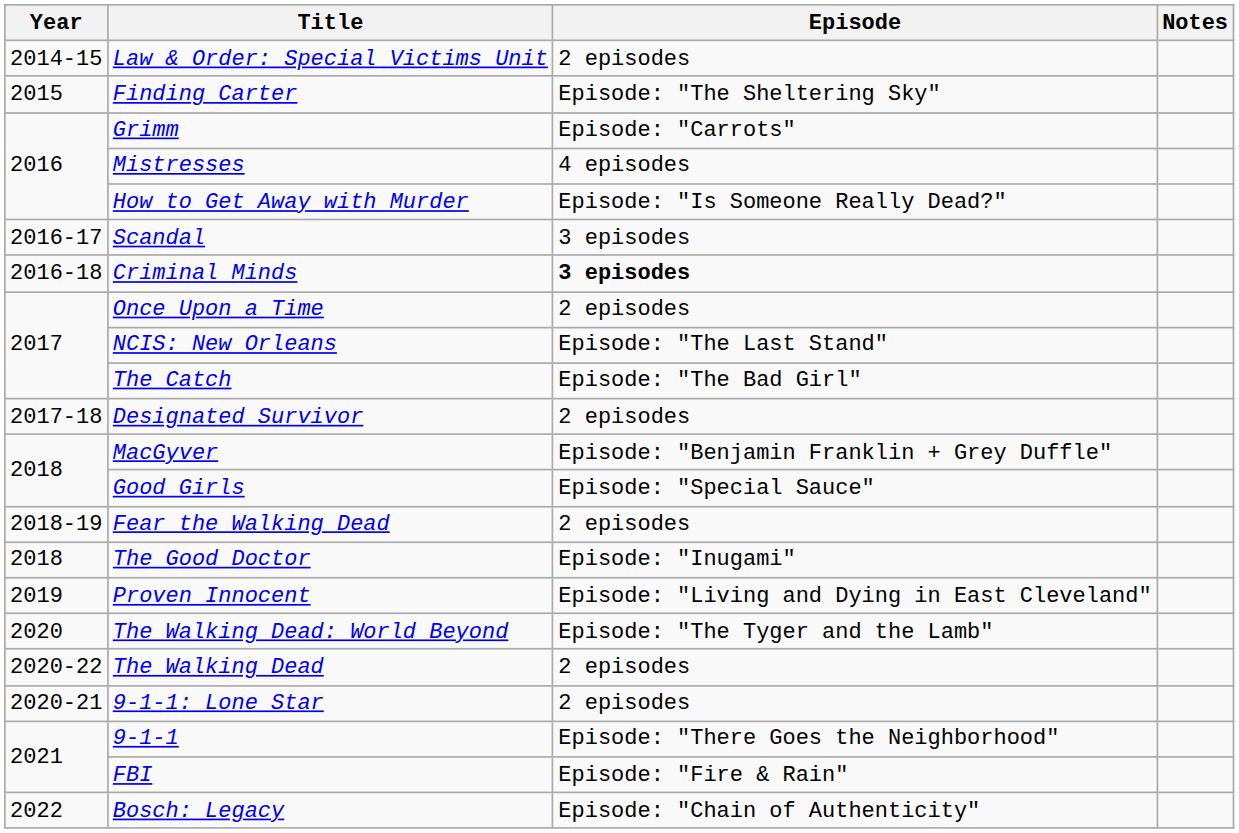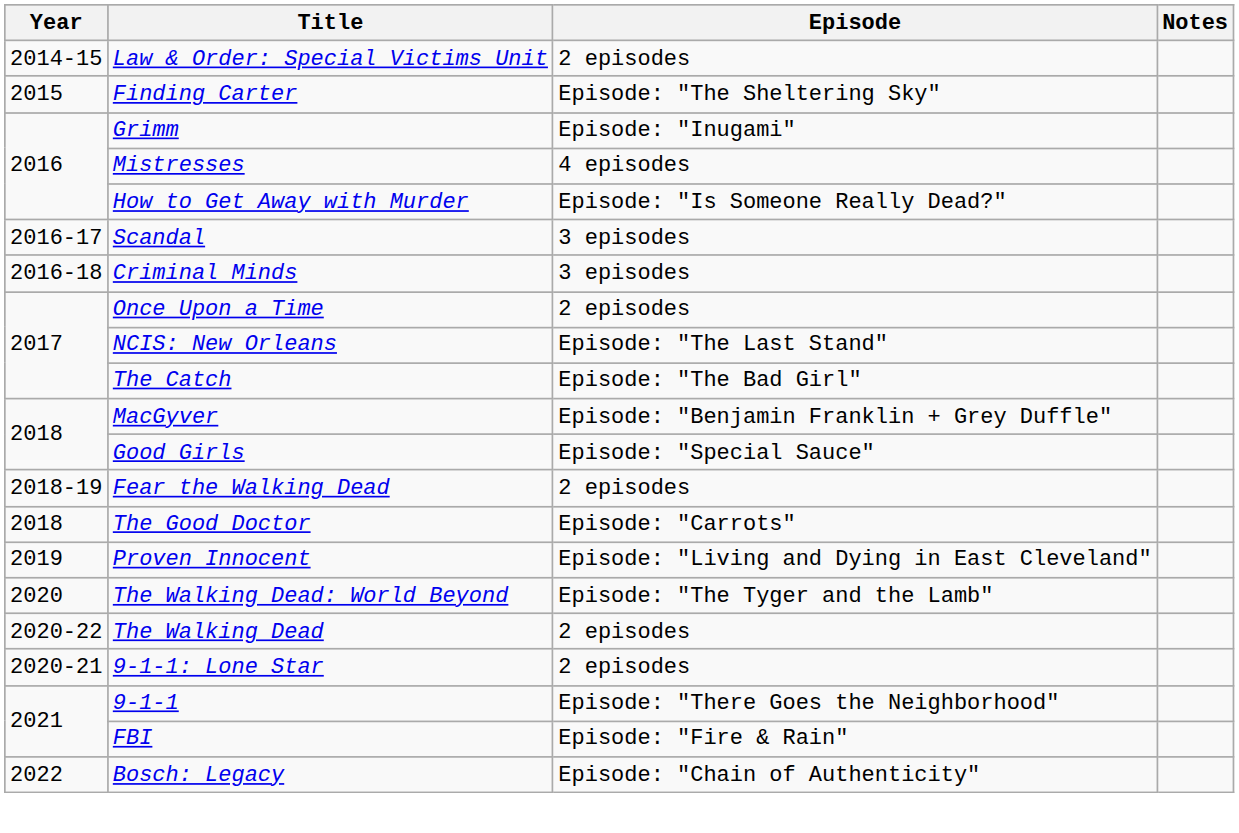(677, 130) Episode: "Carrots" -> (677, 130) Episode: "Inugami"
(624, 273) bold -> (624, 273) normal
- row: (238, 417)
(677, 560) Episode: "Inugami" -> (677, 524) Episode: "Carrots"
